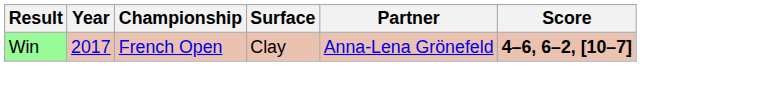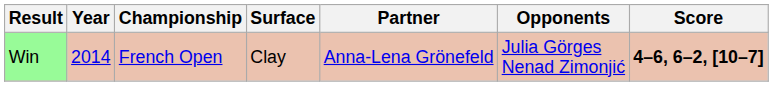+ column: (563, 18)
(91, 46) 2017 -> (91, 56) 2014
